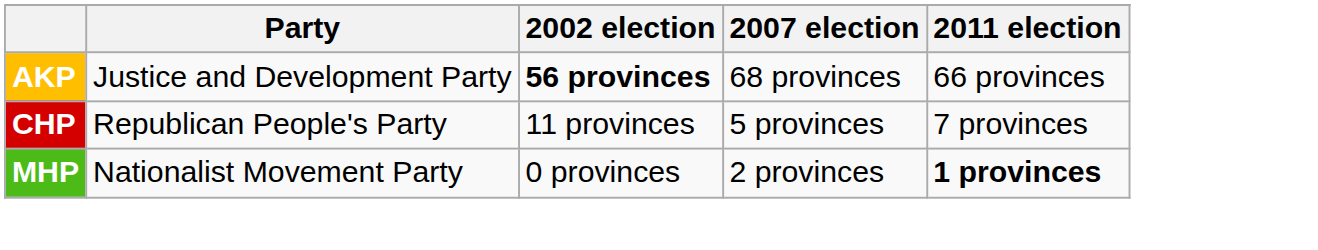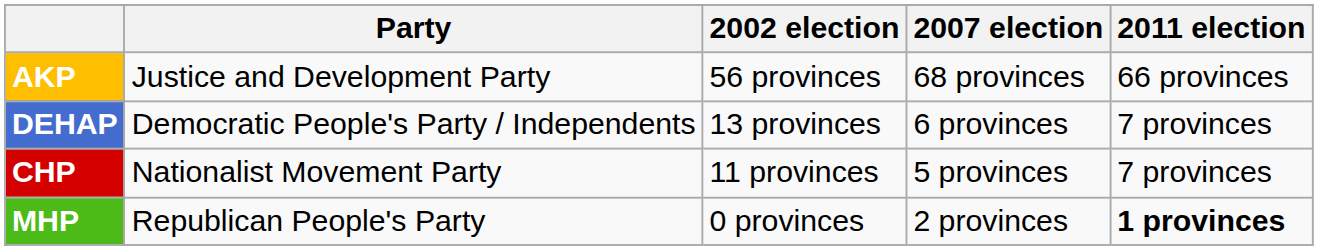(618, 76) bold -> (795, 76) normal
+ row: (65, 124)
(270, 124) Republican People's Party -> (317, 172) Nationalist Movement Party
(278, 172) Nationalist Movement Party -> (309, 220) Republican People's Party
